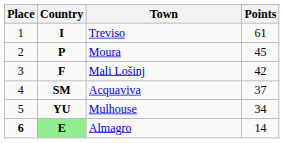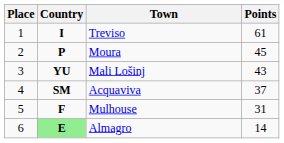(62, 71) F -> (62, 71) YU
(260, 71) 42 -> (260, 71) 43
(62, 109) YU -> (62, 109) F
(260, 109) 34 -> (260, 109) 31
(21, 128) bold -> (21, 128) normal
